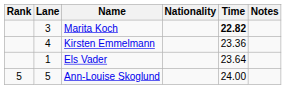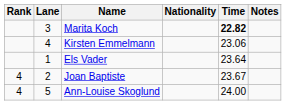(233, 44) 23.36 -> (233, 44) 23.06
+ row: (95, 76)
(19, 76) 5 -> (19, 92) 4
